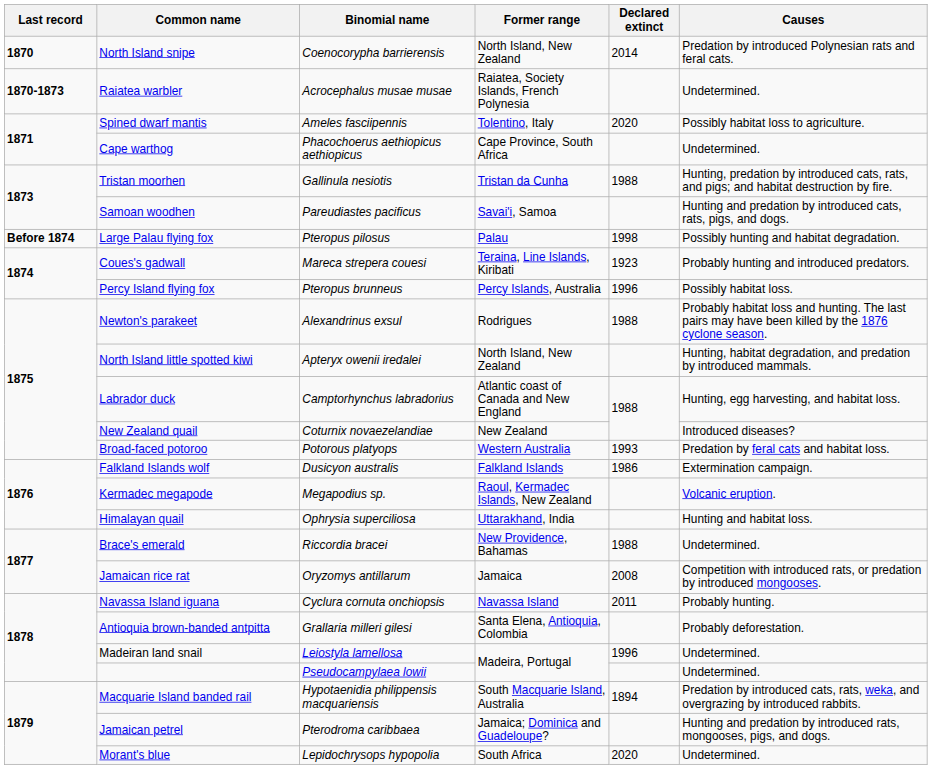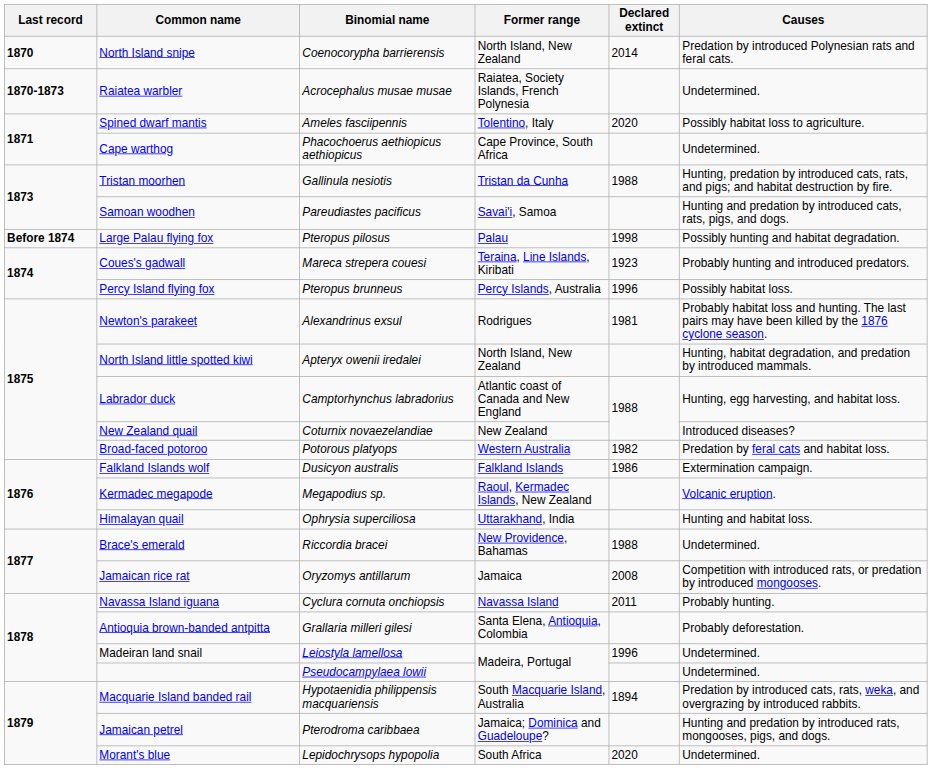(625, 321) 1988 -> (625, 321) 1981
(625, 449) 1993 -> (625, 449) 1982
